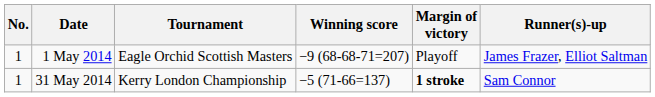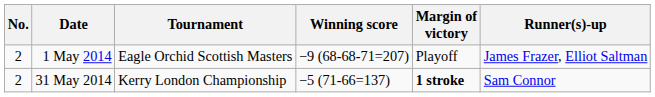(18, 56) 1 -> (18, 56) 2
(18, 80) 1 -> (18, 80) 2
